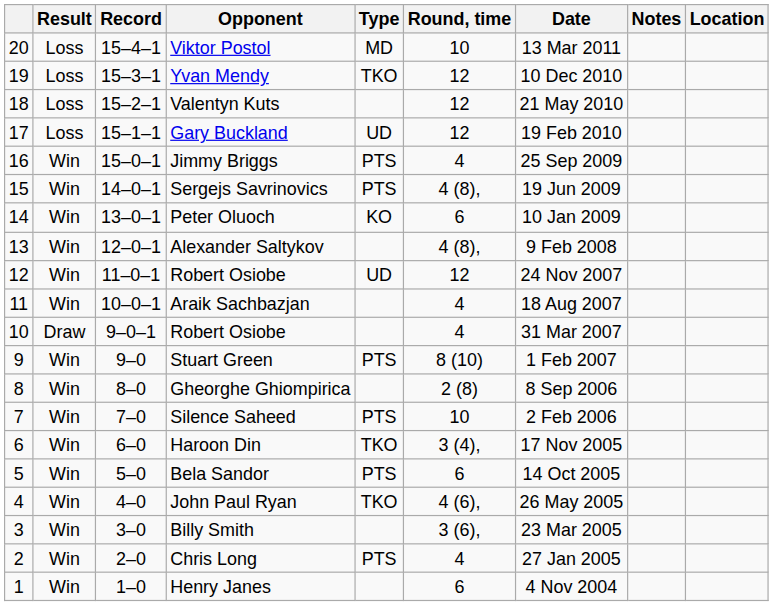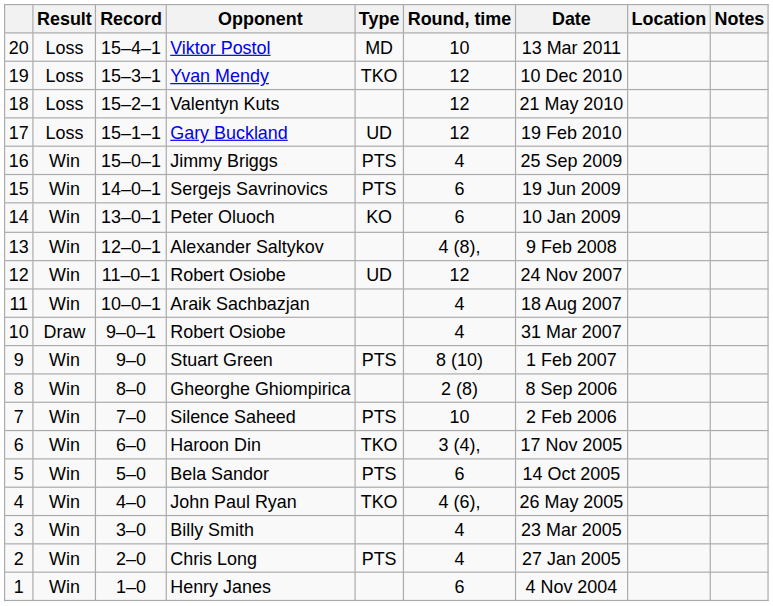columns swapped: (727, 19) <-> (656, 19)
(459, 189) 4 (8), -> (459, 189) 6
(459, 530) 3 (6), -> (459, 530) 4
